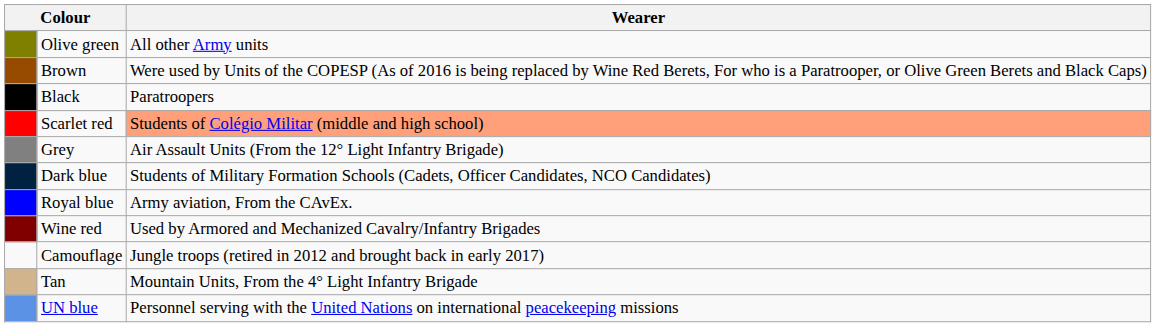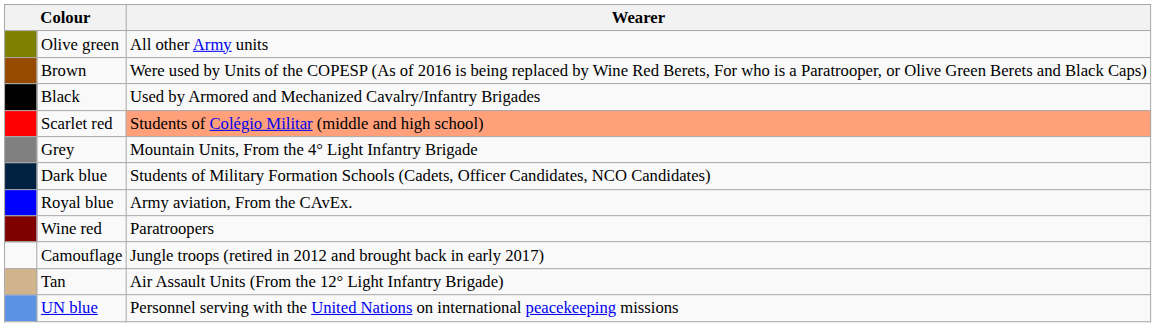(172, 96) Paratroopers -> (335, 96) Used by Armored and Mechanized Cavalry/Infantry Brigades
(317, 149) Air Assault Units (From the 12° Light Infantry Brigade) -> (304, 149) Mountain Units, From the 4° Light Infantry Brigade
(335, 228) Used by Armored and Mechanized Cavalry/Infantry Brigades -> (172, 228) Paratroopers
(304, 281) Mountain Units, From the 4° Light Infantry Brigade -> (317, 281) Air Assault Units (From the 12° Light Infantry Brigade)
